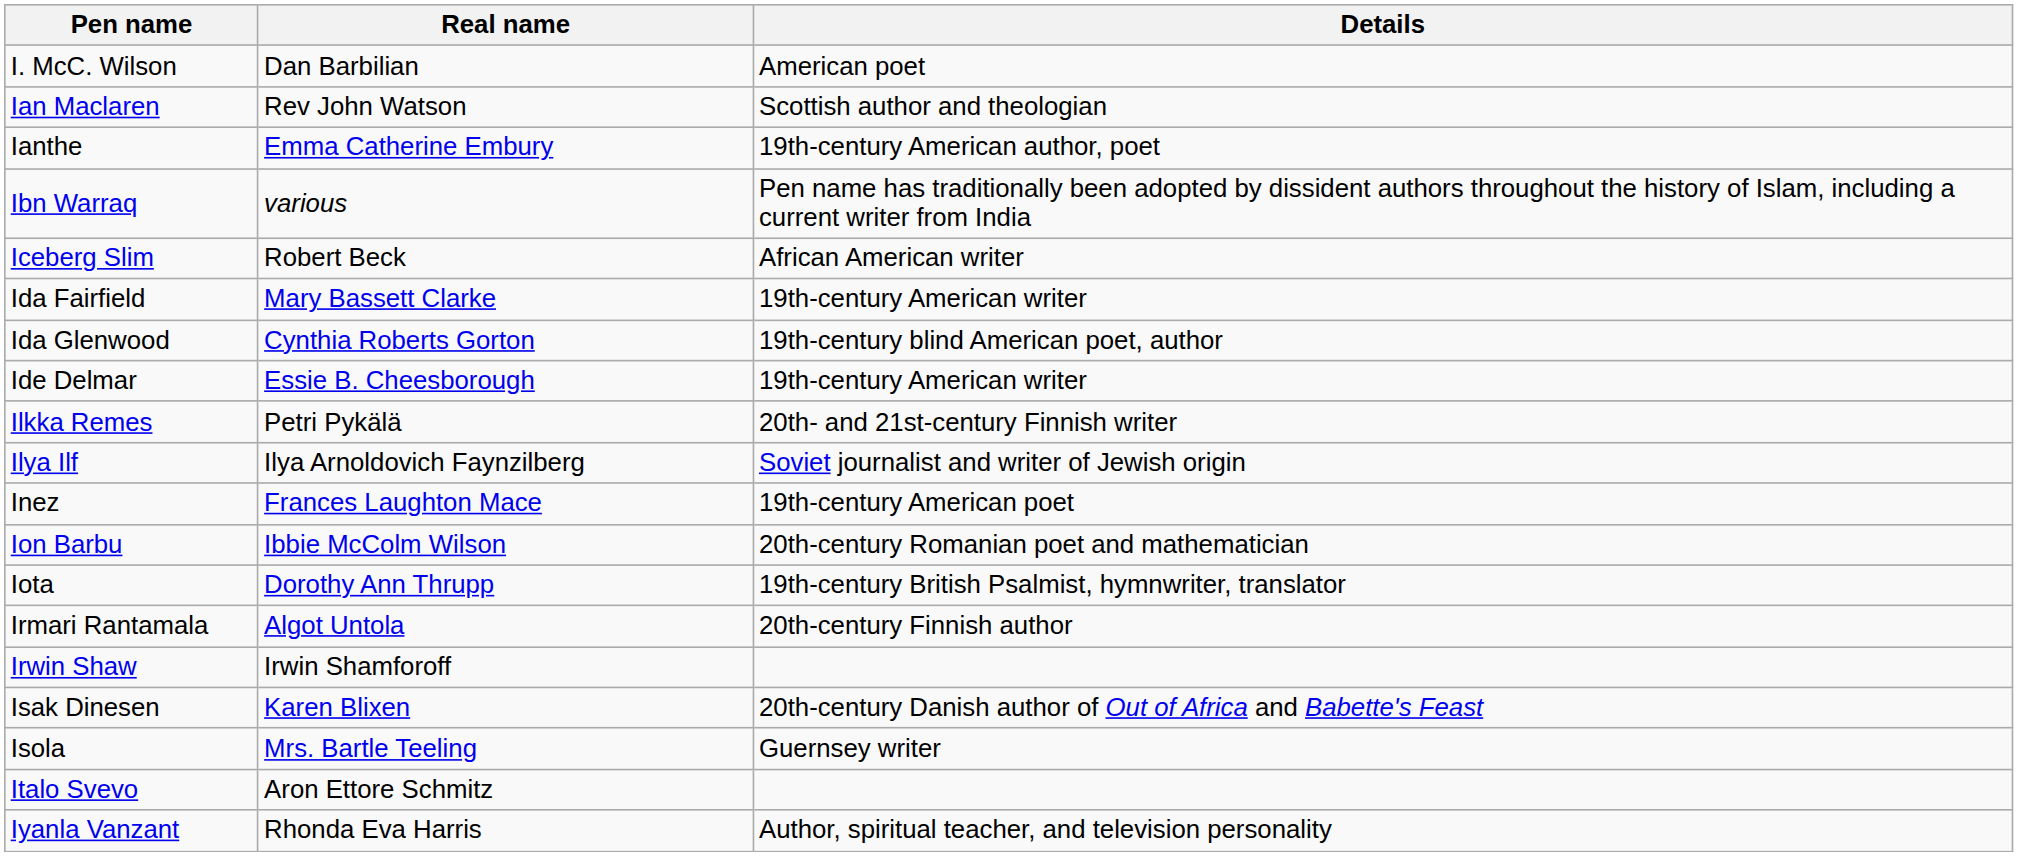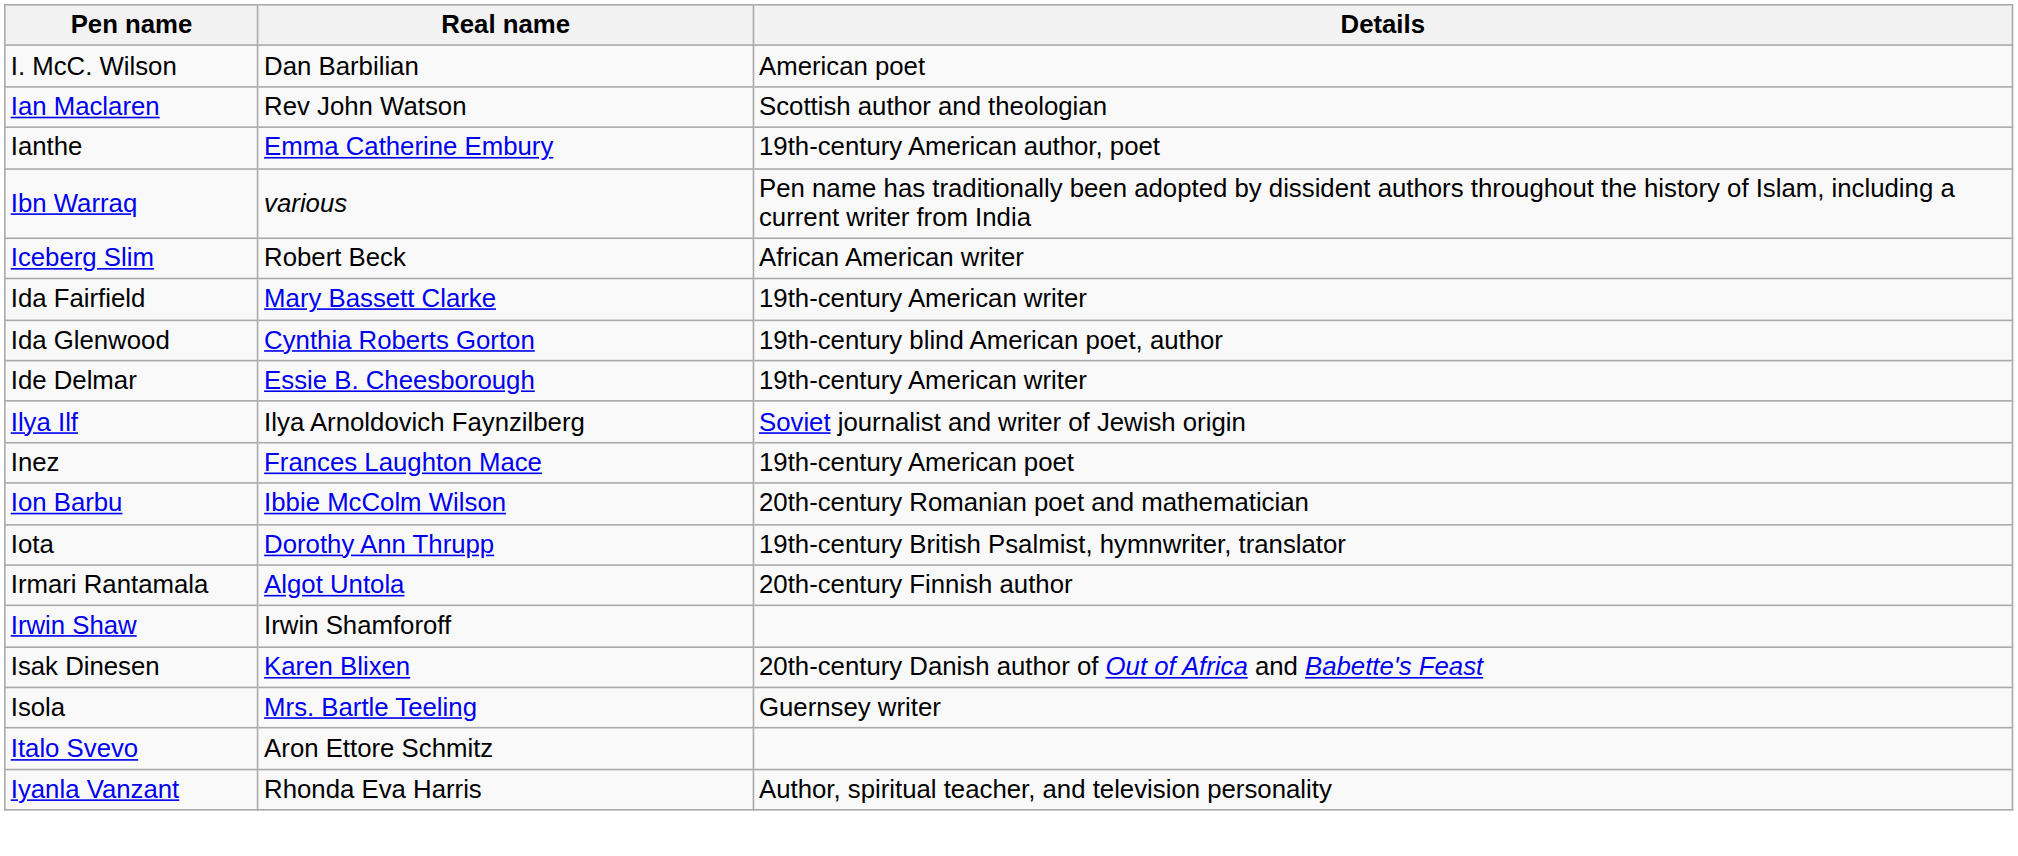- row: (82, 421)
